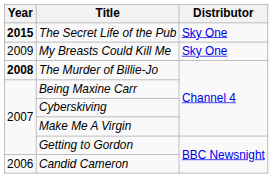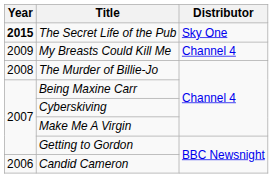(205, 51) Sky One -> (209, 51) Channel 4
(20, 70) bold -> (20, 70) normal
